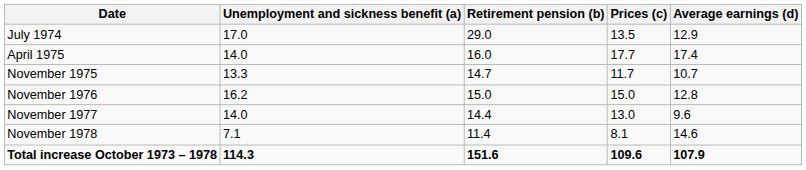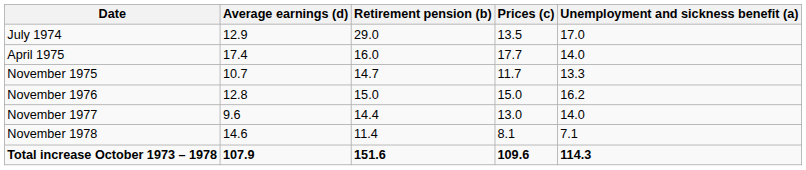columns swapped: (342, 14) <-> (736, 14)
